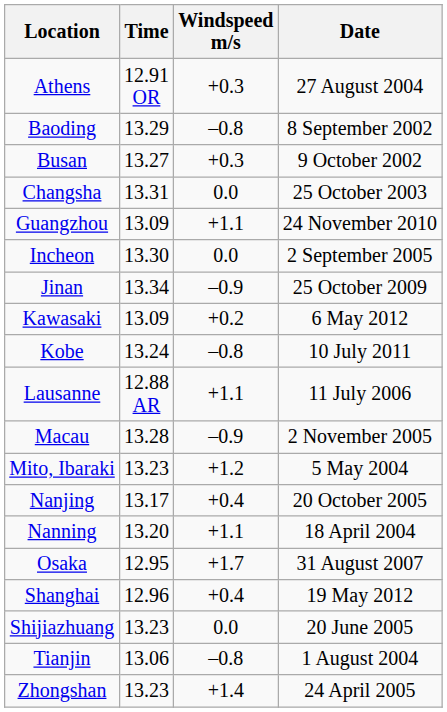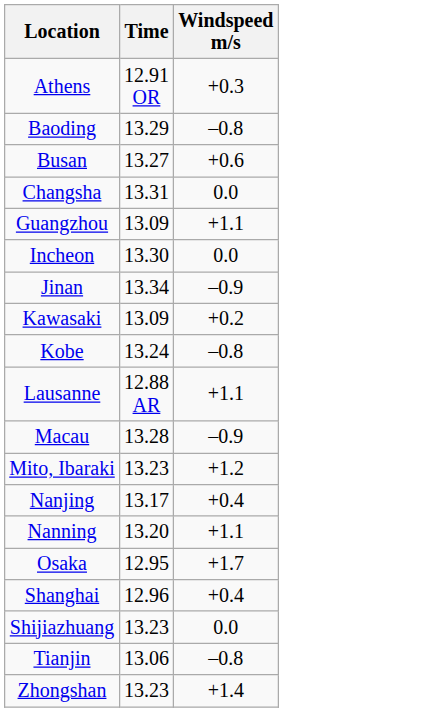- column: (360, 31)
(226, 160) +0.3 -> (226, 160) +0.6
